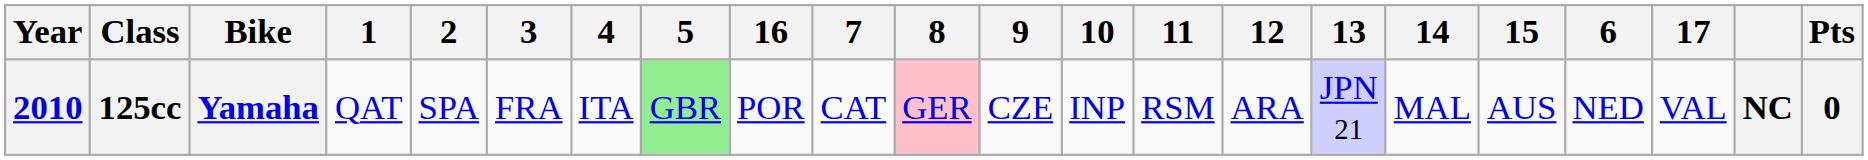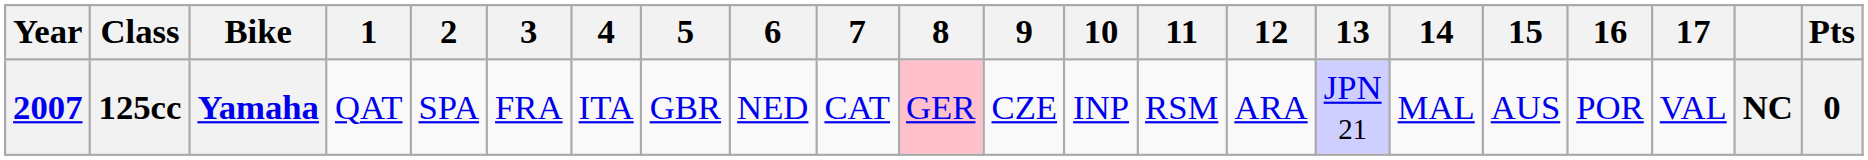columns swapped: (1608, 32) <-> (771, 32)
(48, 106) 2010 -> (48, 106) 2007
(685, 106) lightgreen background -> (685, 106) no background
